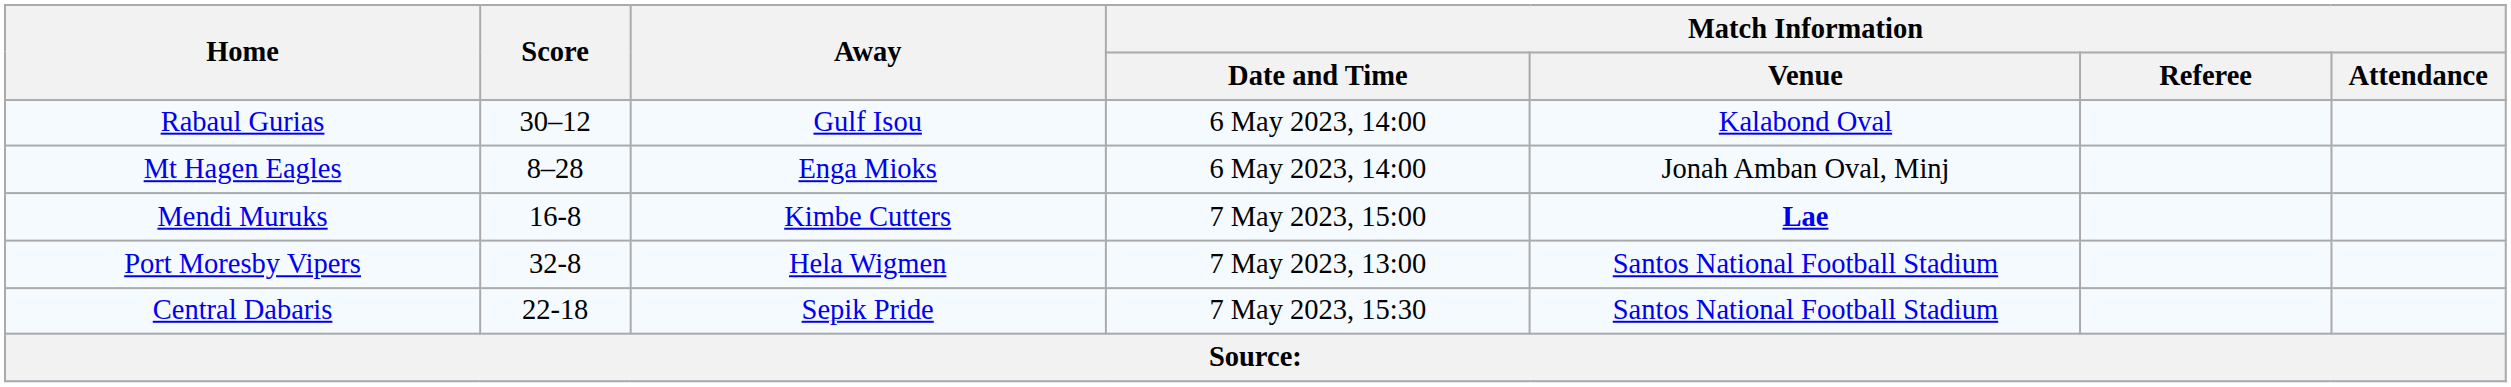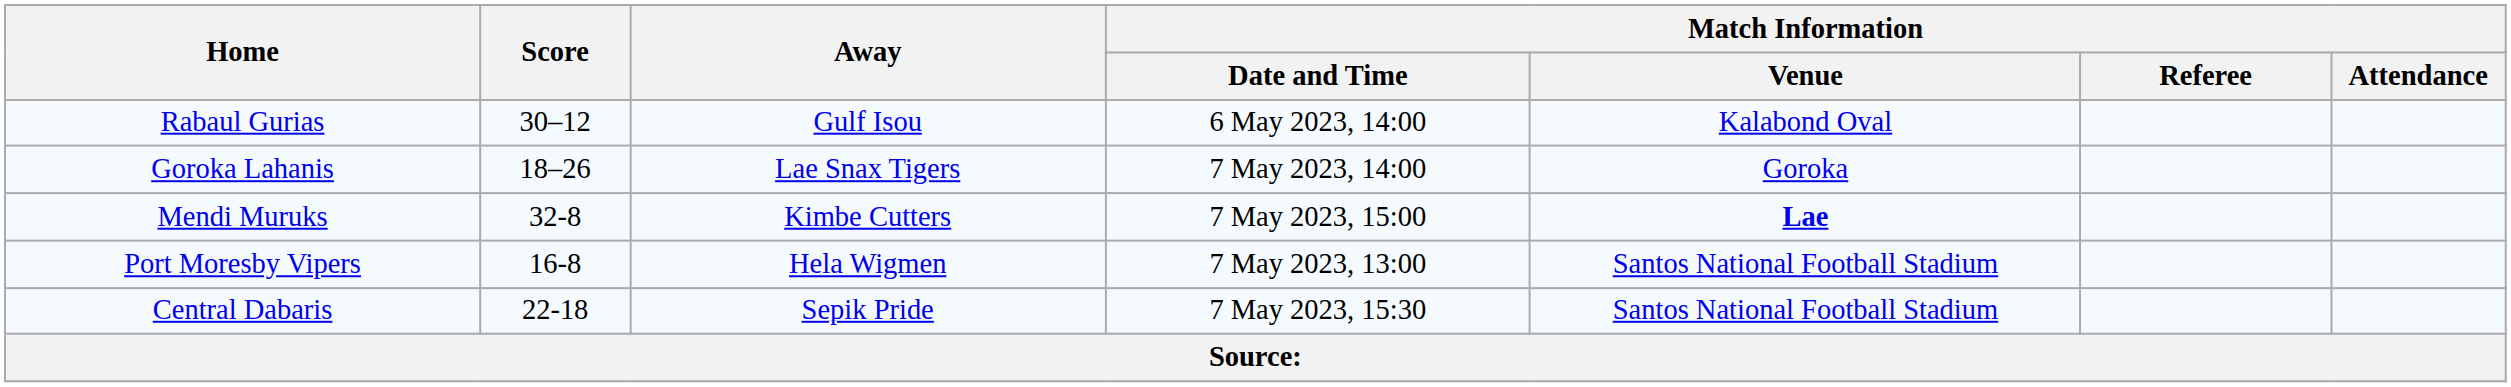- row: (243, 169)
+ row: (243, 169)
(555, 216) 16-8 -> (555, 216) 32-8
(555, 263) 32-8 -> (555, 263) 16-8
